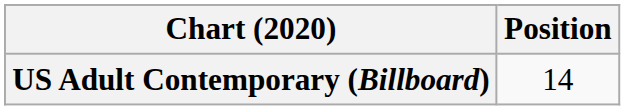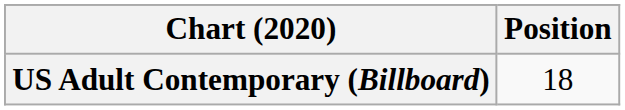(558, 78) 14 -> (558, 78) 18
